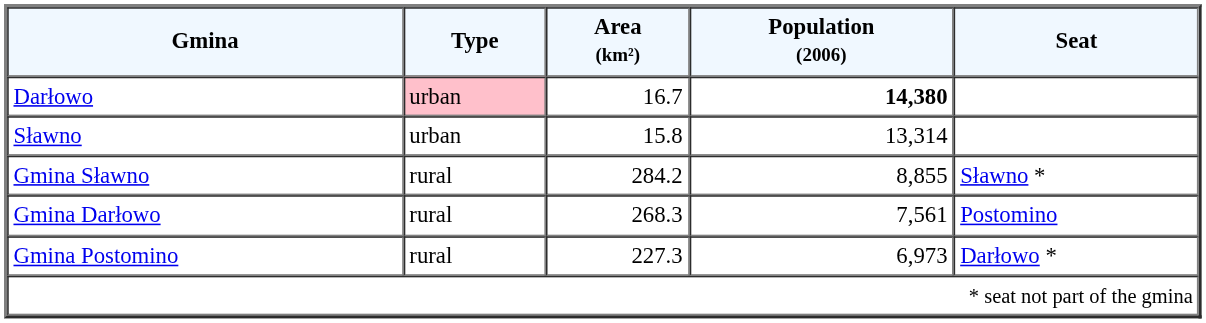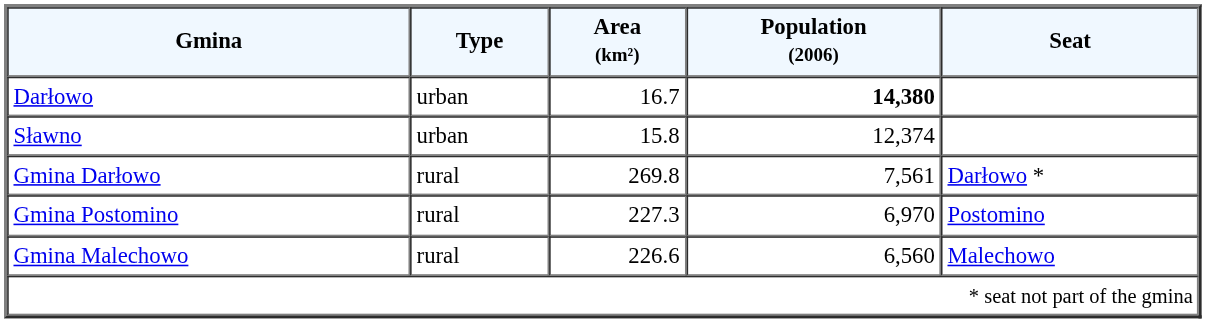(435, 95) pink background -> (442, 95) no background
(916, 135) 13,314 -> (904, 135) 12,374
- row: (81, 175)
(657, 215) 268.3 -> (654, 175) 269.8
(1009, 215) Postomino -> (996, 175) Darłowo *
(922, 255) 6,973 -> (909, 215) 6,970
(1008, 255) Darłowo * -> (996, 215) Postomino
+ row: (101, 255)
